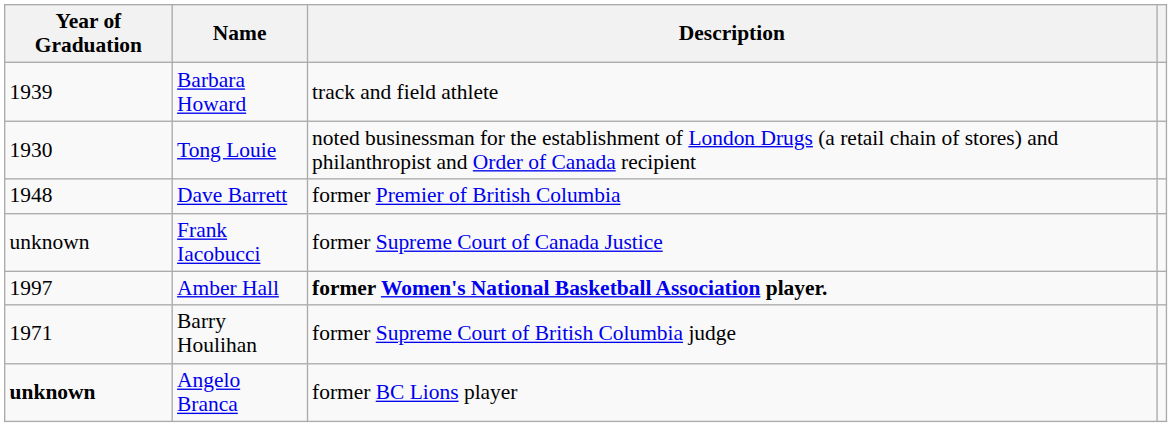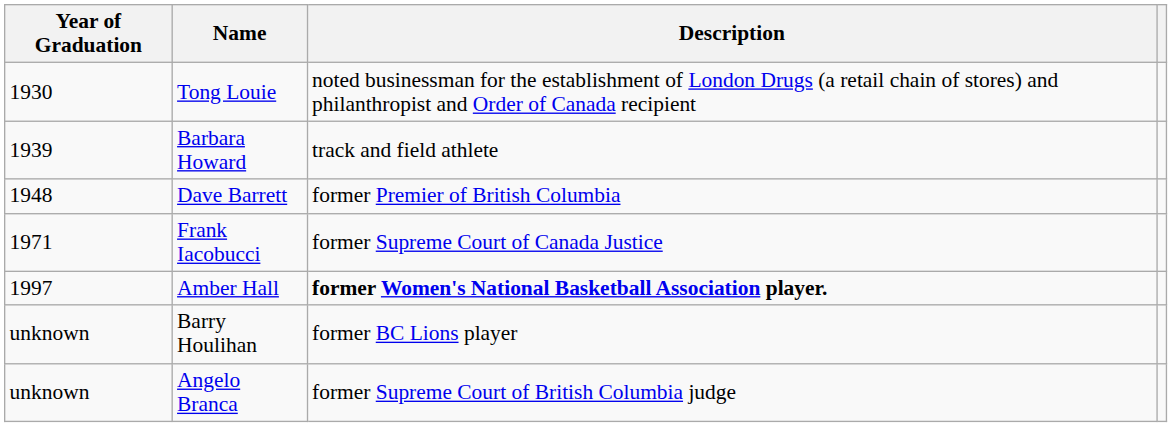rows swapped: (227, 149) <-> (212, 91)
(50, 241) unknown -> (31, 241) 1971
(31, 334) 1971 -> (50, 334) unknown
(524, 334) former Supreme Court of British Columbia judge -> (415, 334) former BC Lions player
(53, 392) bold -> (50, 392) normal
(415, 392) former BC Lions player -> (524, 392) former Supreme Court of British Columbia judge
